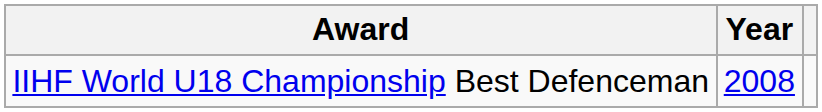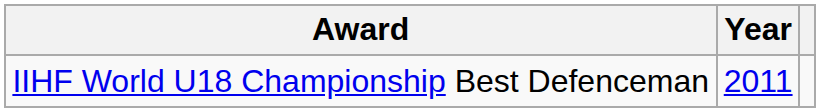(759, 80) 2008 -> (758, 80) 2011
